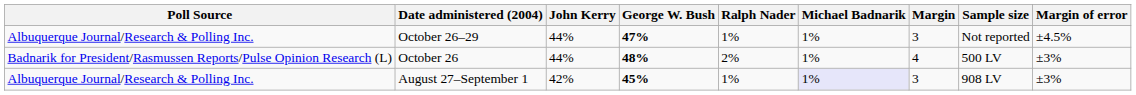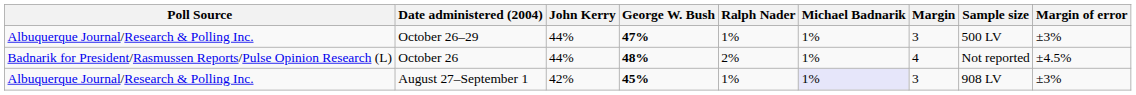(996, 36) Not reported -> (982, 36) 500 LV
(1054, 36) ±4.5% -> (1049, 36) ±3%
(982, 57) 500 LV -> (996, 57) Not reported
(1049, 57) ±3% -> (1054, 57) ±4.5%
